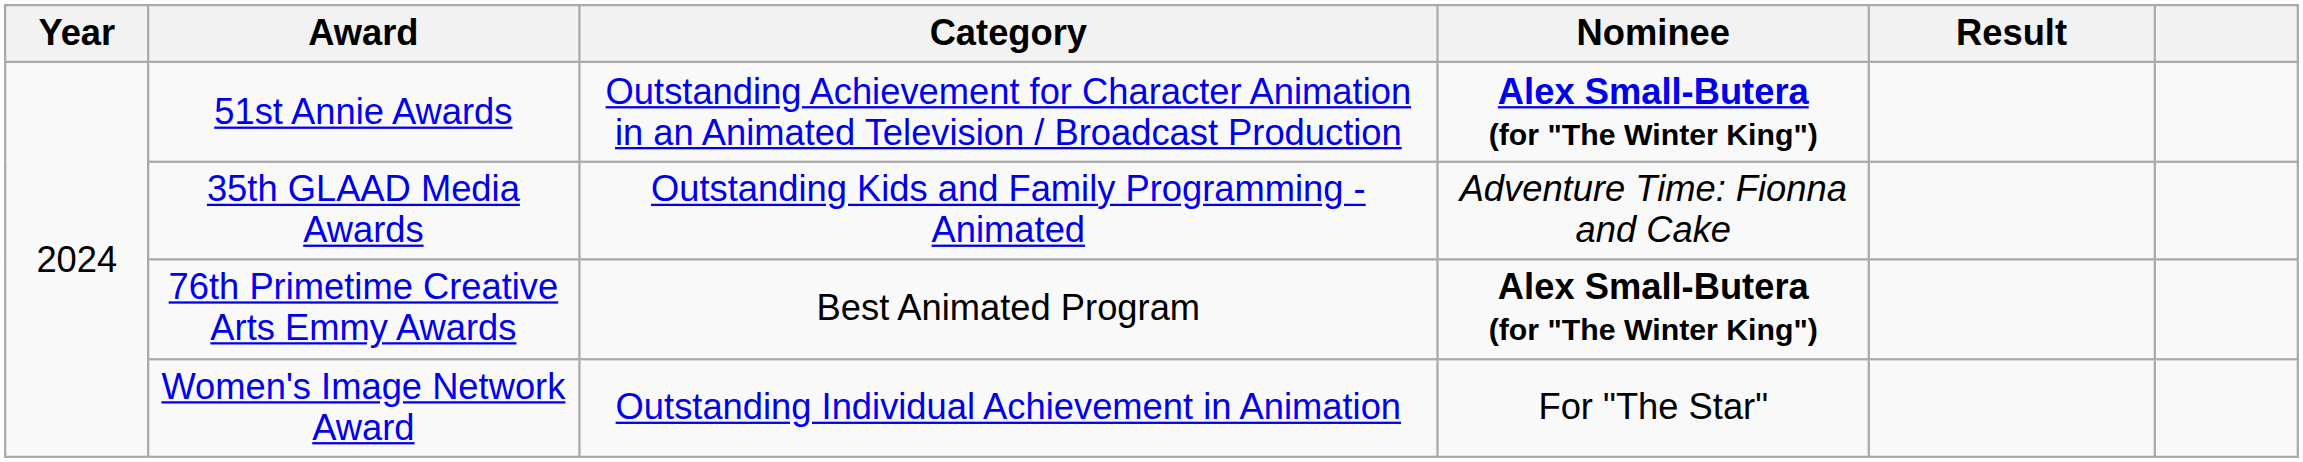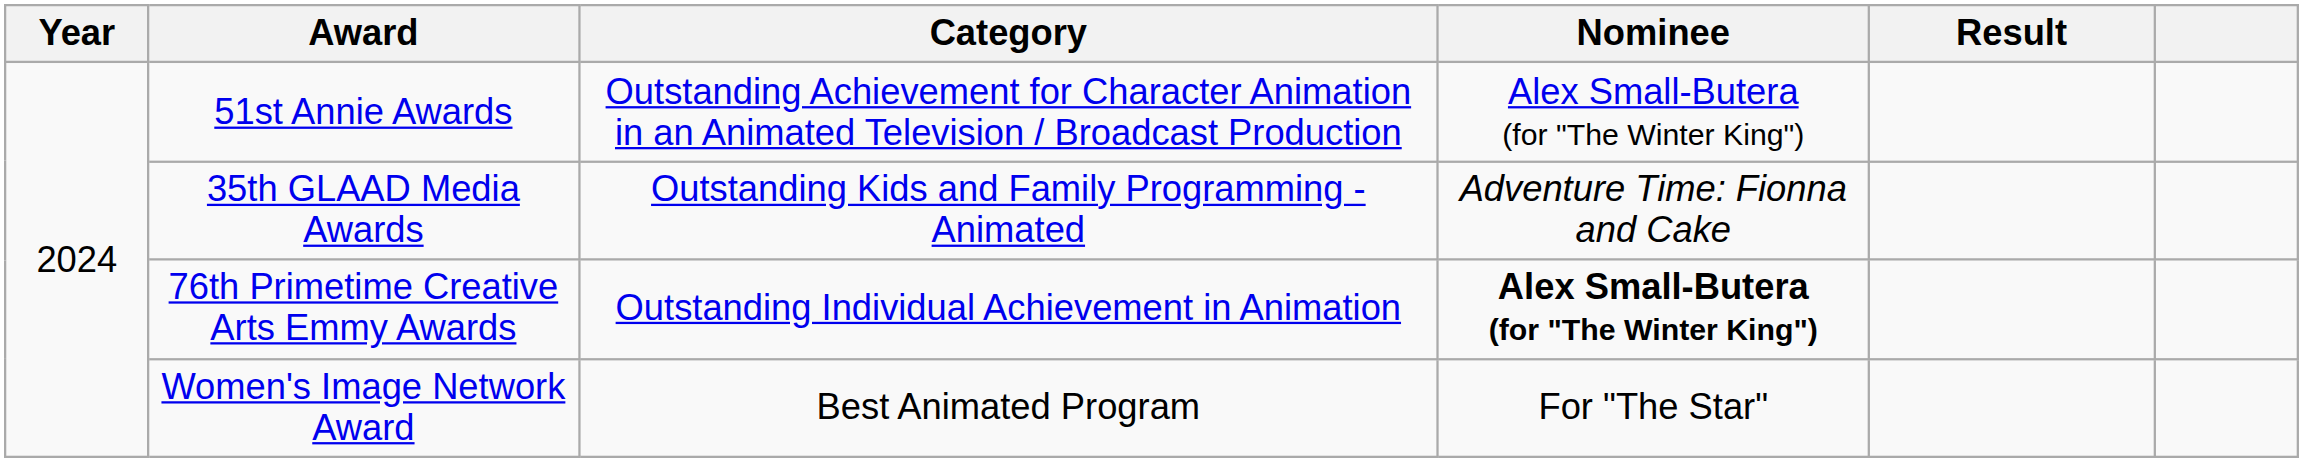(1653, 111) bold -> (1653, 111) normal
(1008, 308) Best Animated Program -> (1008, 308) Outstanding Individual Achievement in Animation
(1008, 406) Outstanding Individual Achievement in Animation -> (1008, 406) Best Animated Program
